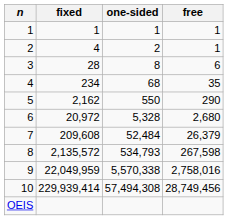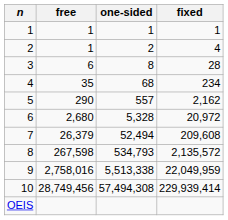columns swapped: (193, 13) <-> (69, 13)
(151, 100) 550 -> (145, 100) 557
(143, 135) 52,484 -> (137, 135) 52,494
(136, 170) 5,570,338 -> (129, 170) 5,513,338
